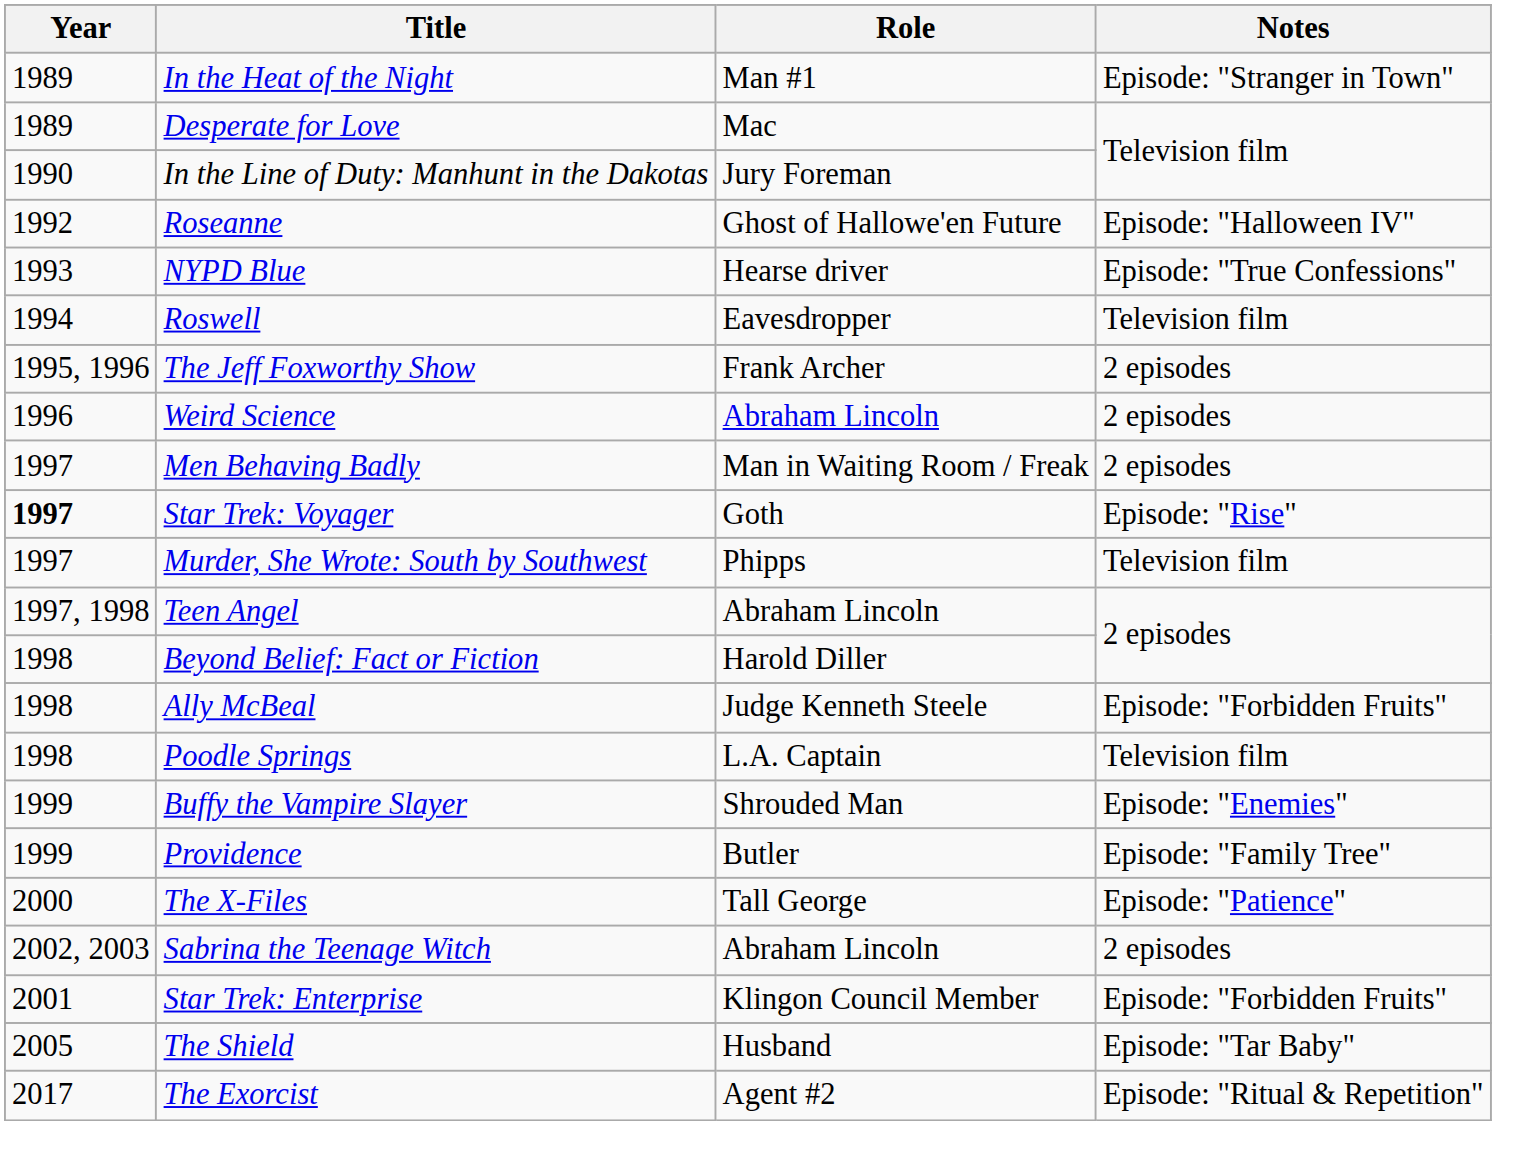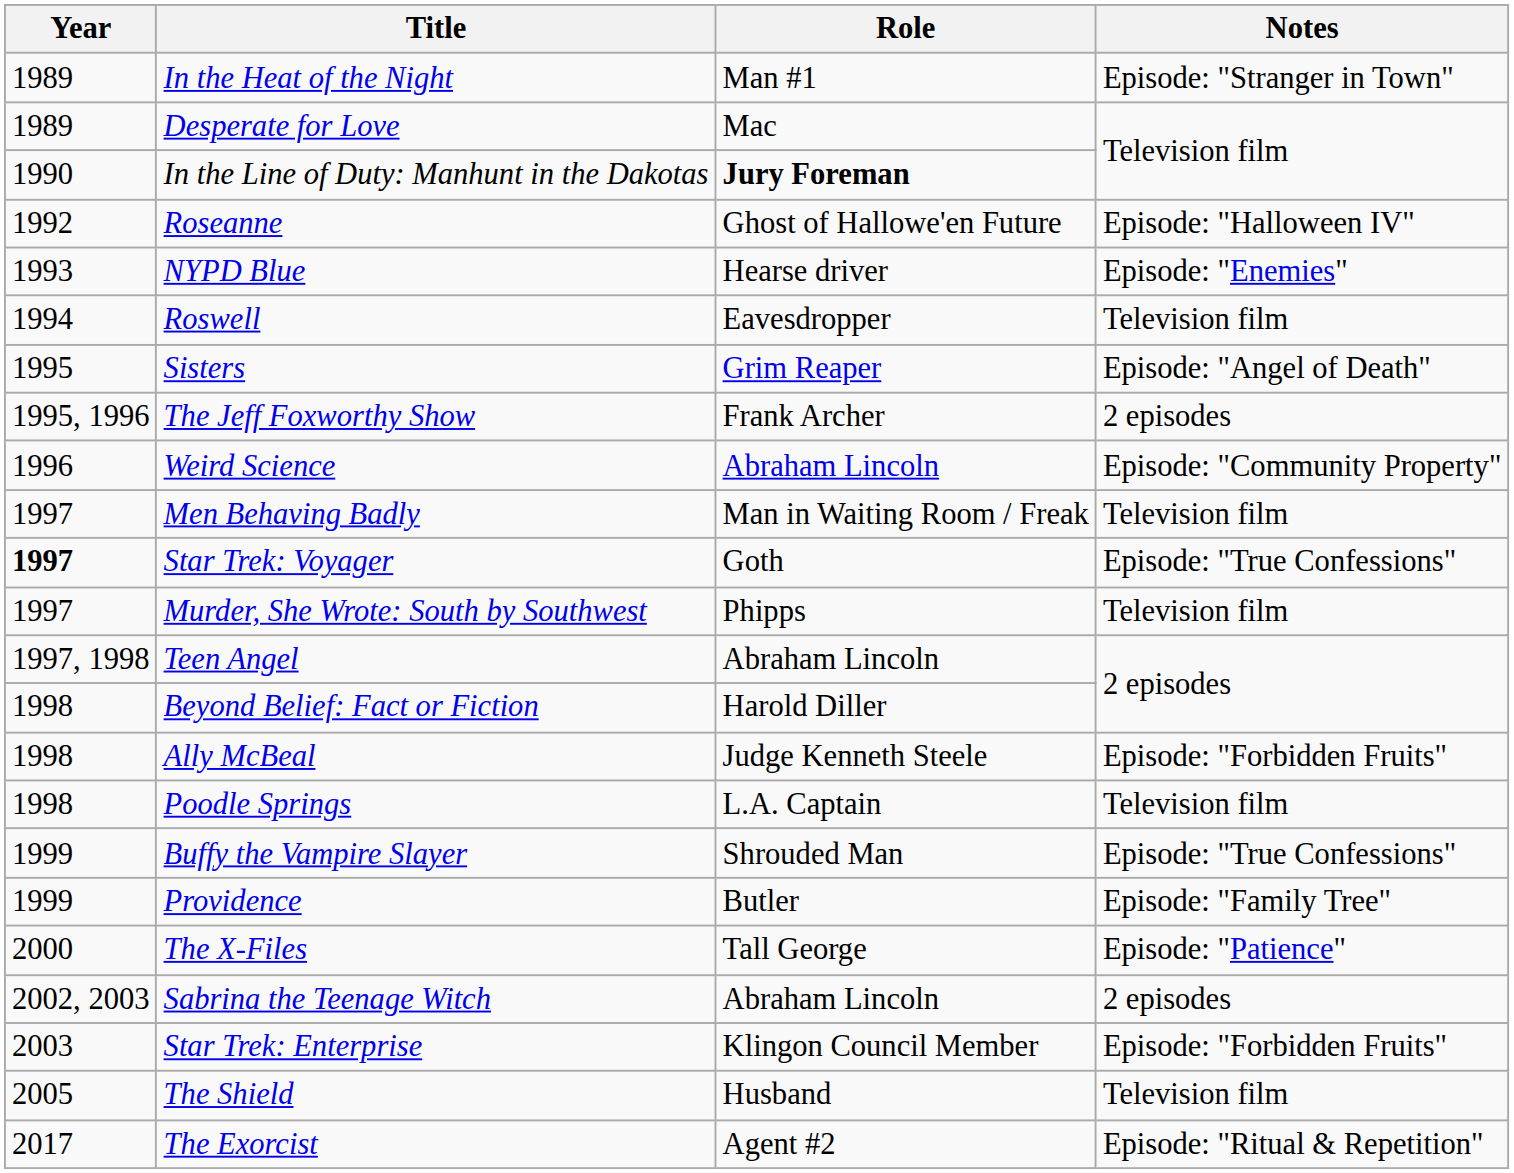(807, 174) normal -> (816, 174) bold
(1280, 271) Episode: "True Confessions" -> (1225, 271) Episode: "Enemies"
+ row: (204, 367)
(1167, 416) 2 episodes -> (1302, 464) Episode: "Community Property"
(1167, 464) 2 episodes -> (1196, 513) Television film
(1200, 513) Episode: "Rise" -> (1280, 561) Episode: "True Confessions"
(1225, 804) Episode: "Enemies" -> (1280, 852) Episode: "True Confessions"
(43, 998) 2001 -> (43, 1046) 2003
(1229, 1046) Episode: "Tar Baby" -> (1196, 1094) Television film
